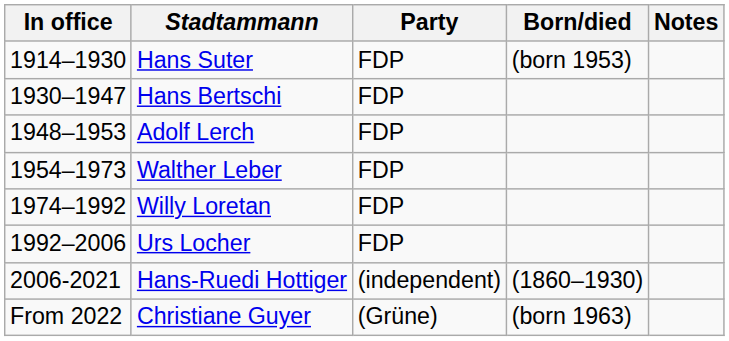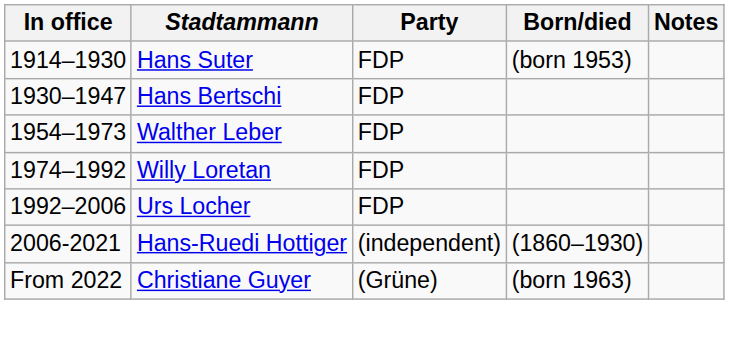- row: (196, 133)
